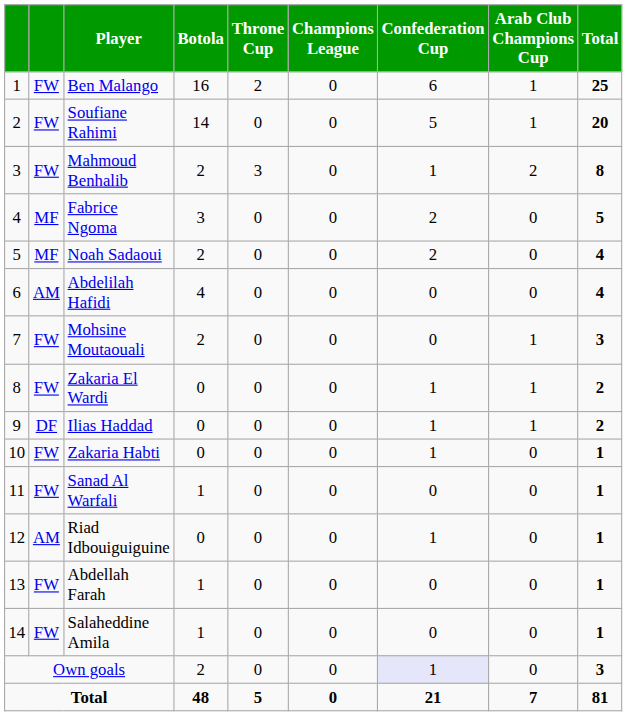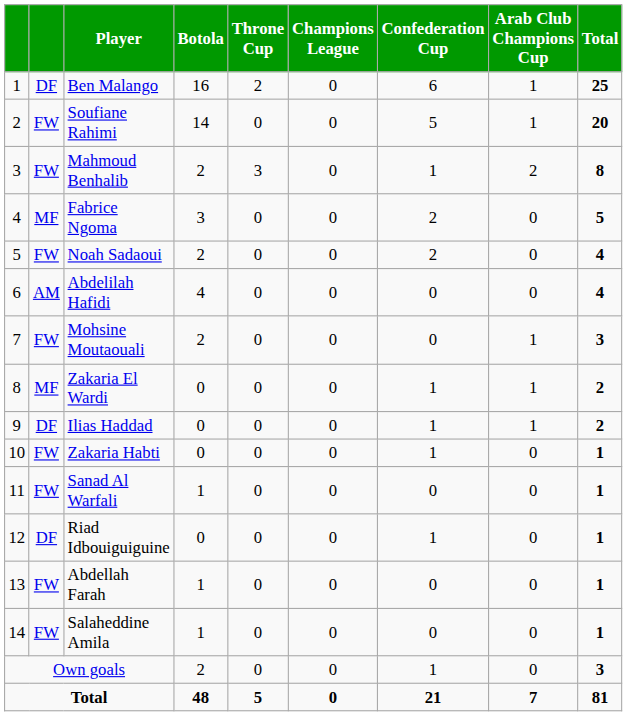(46, 85) FW -> (46, 85) DF
(46, 255) MF -> (46, 255) FW
(46, 387) FW -> (46, 387) MF
(46, 537) AM -> (46, 537) DF
(433, 669) lavender background -> (433, 669) no background
